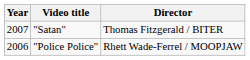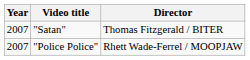(18, 47) 2006 -> (18, 47) 2007
